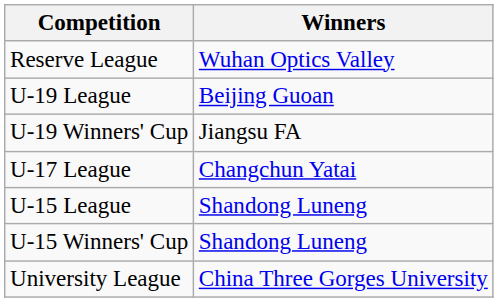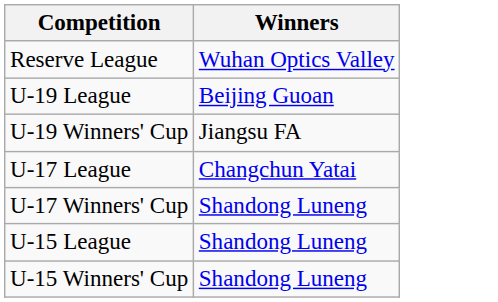+ row: (99, 205)
- row: (95, 278)
